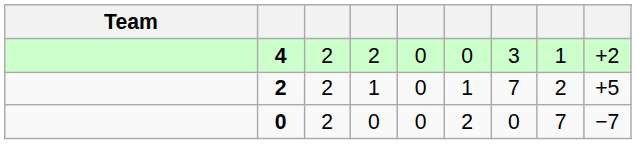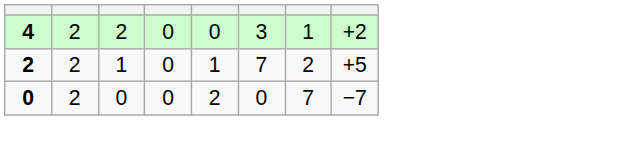- column: (131, 22)
